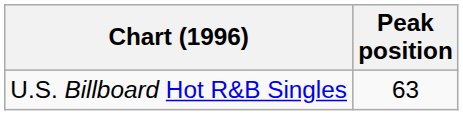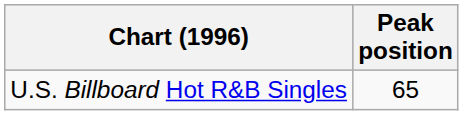(405, 89) 63 -> (405, 89) 65
